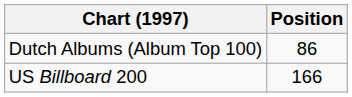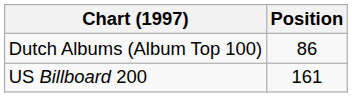(307, 77) 166 -> (307, 77) 161
